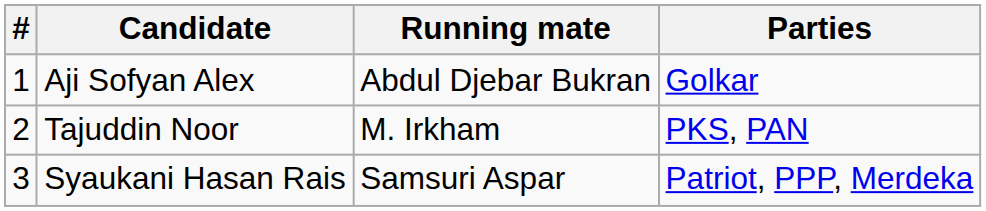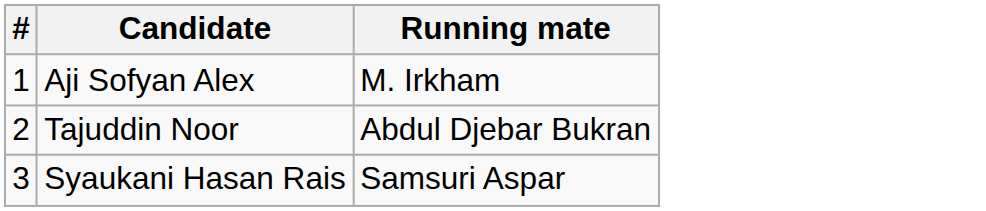- column: (819, 29)
(506, 79) Abdul Djebar Bukran -> (430, 79) M. Irkham
(430, 129) M. Irkham -> (506, 129) Abdul Djebar Bukran
